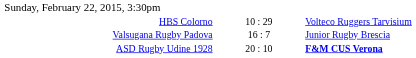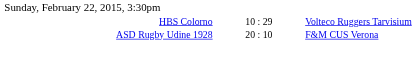- row: (163, 35)
(344, 48) bold -> (342, 35) normal
